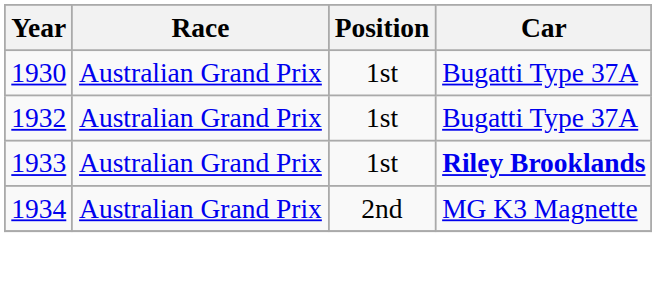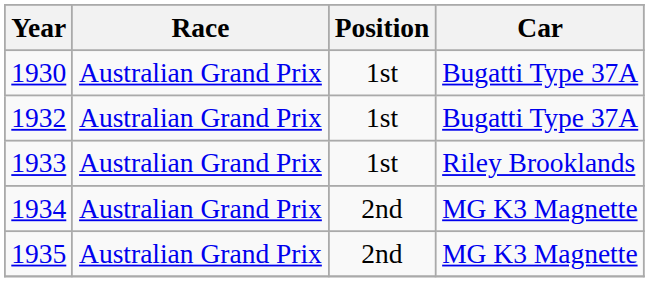(544, 163) bold -> (539, 163) normal
+ row: (39, 254)
